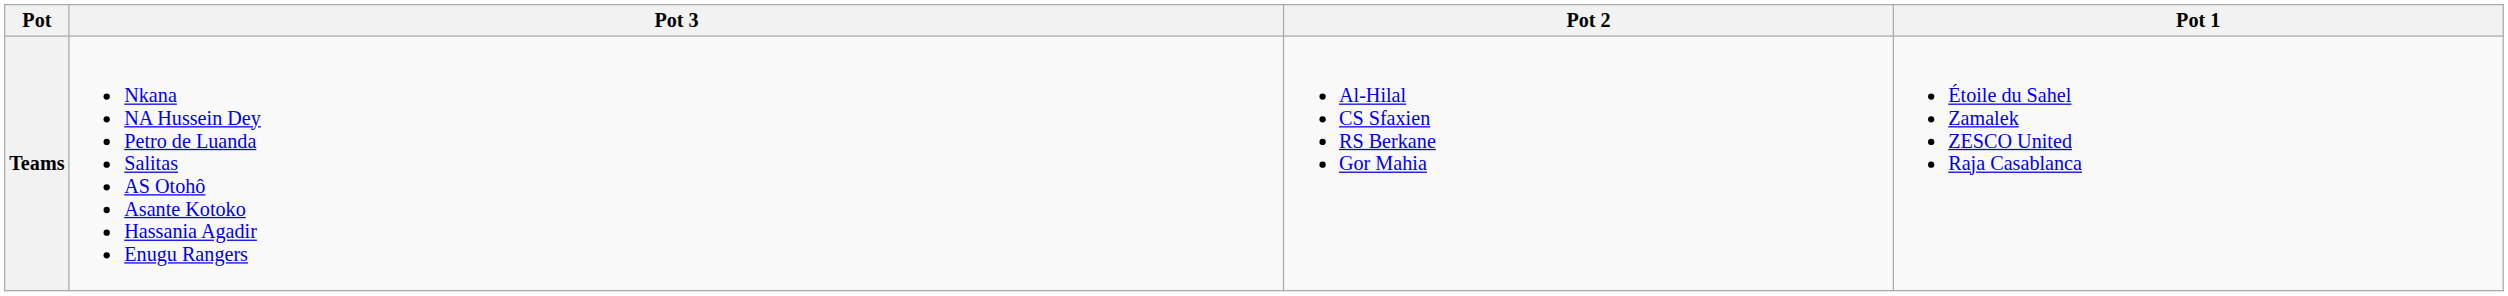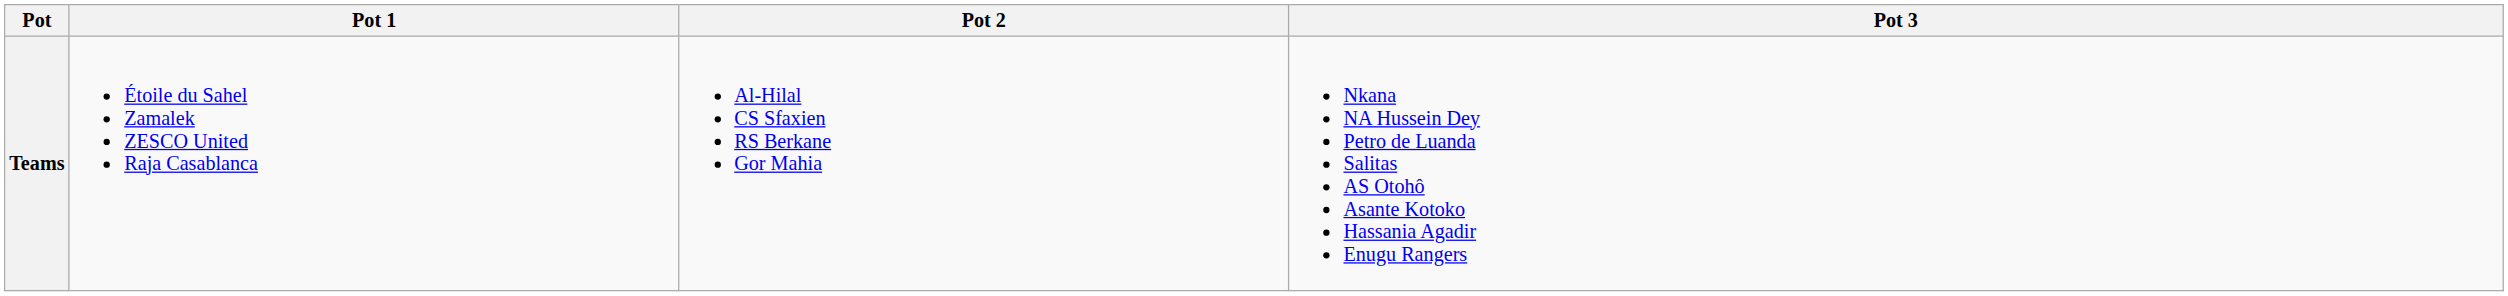columns swapped: (2198, 20) <-> (677, 20)
